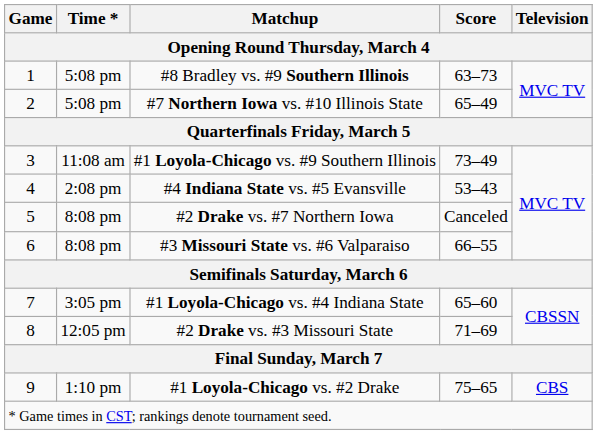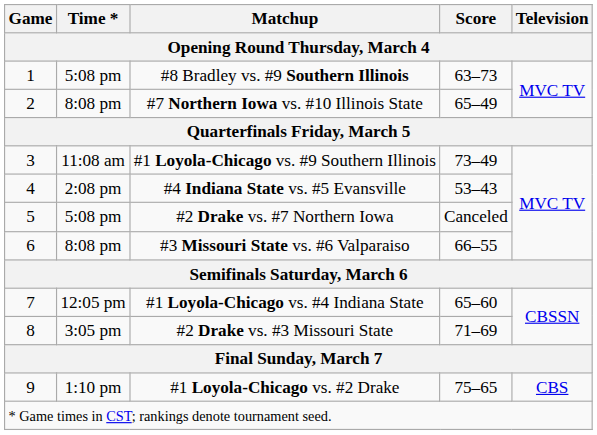(93, 103) 5:08 pm -> (93, 103) 8:08 pm
(93, 217) 8:08 pm -> (93, 217) 5:08 pm
(93, 302) 3:05 pm -> (93, 302) 12:05 pm
(93, 330) 12:05 pm -> (93, 330) 3:05 pm
